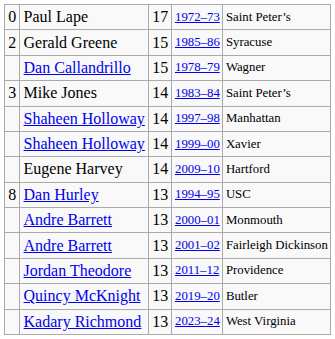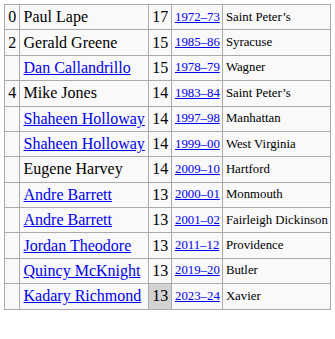(12, 93) 3 -> (12, 93) 4
(243, 144) Xavier -> (261, 144) West Virginia
- row: (197, 194)
(160, 321) no background -> (160, 296) lightgrey background
(261, 321) West Virginia -> (243, 296) Xavier
